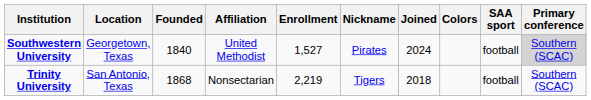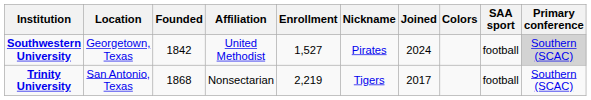(179, 50) 1840 -> (179, 50) 1842
(419, 80) 2018 -> (419, 80) 2017
